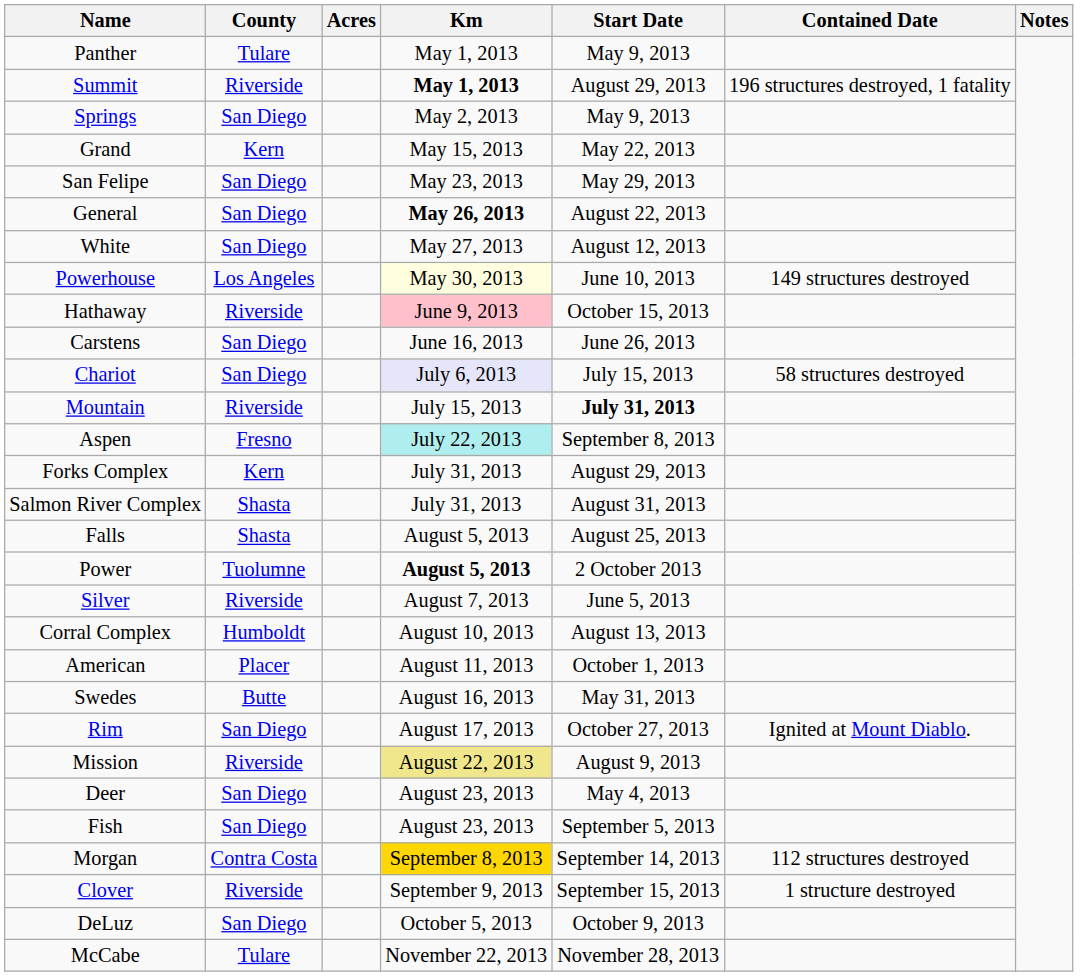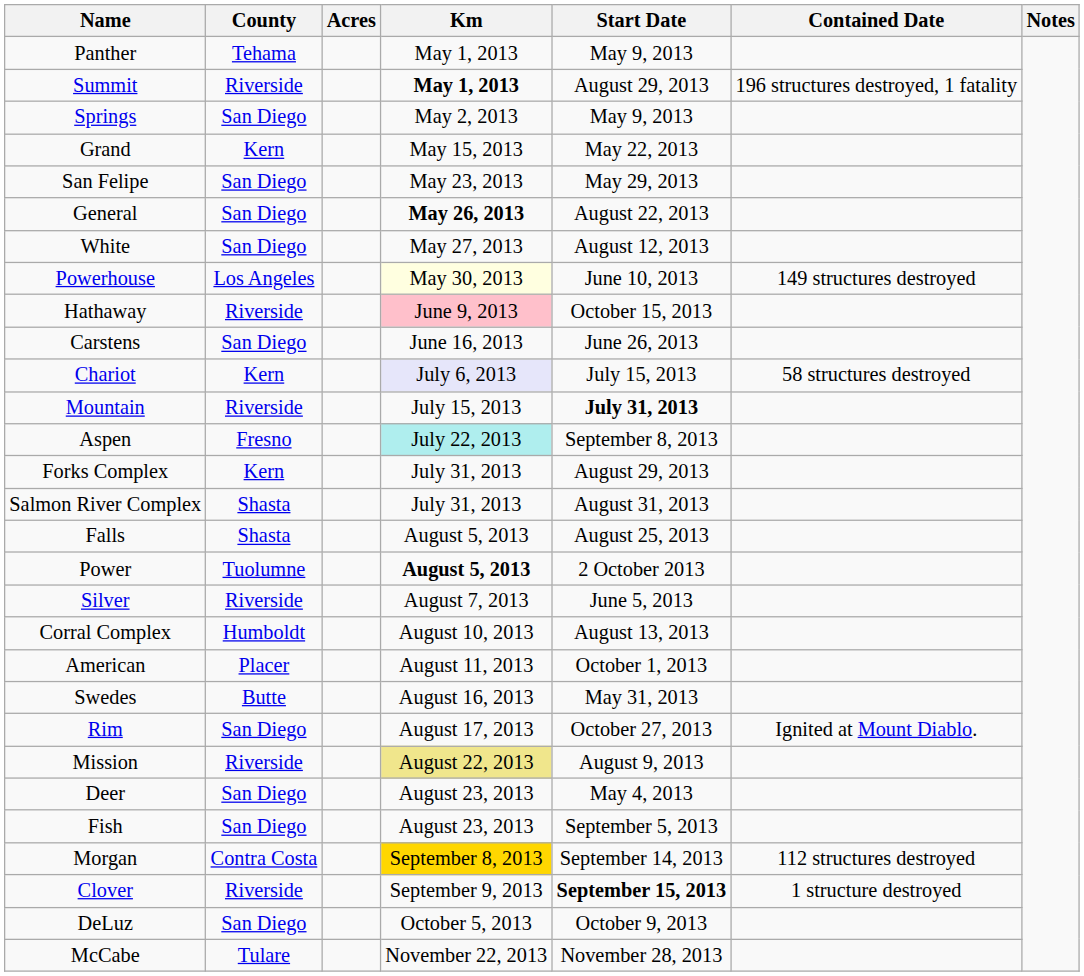(264, 52) Tulare -> (264, 52) Tehama
(264, 375) San Diego -> (264, 375) Kern
(638, 890) normal -> (641, 890) bold
